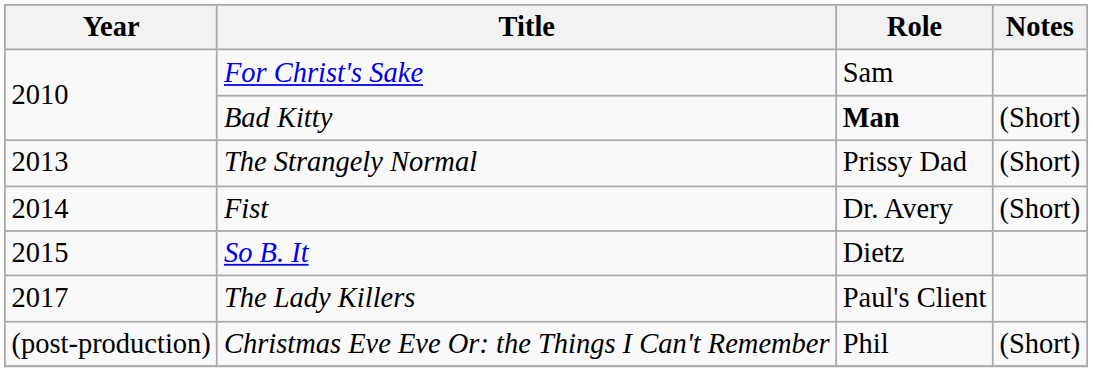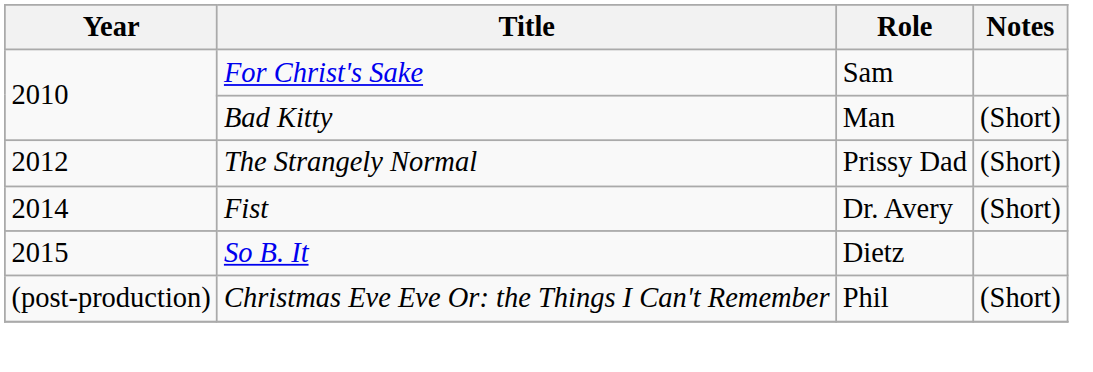(871, 117) bold -> (869, 117) normal
(40, 162) 2013 -> (40, 162) 2012
- row: (320, 298)
